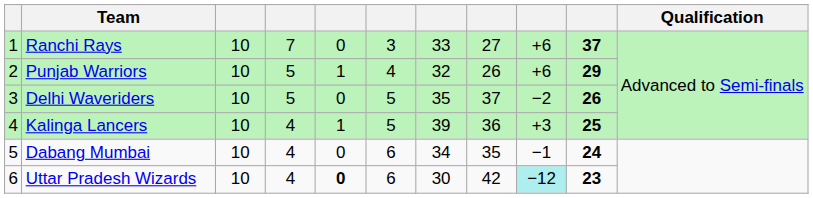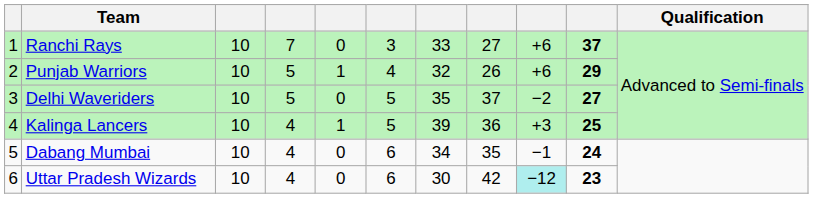(592, 98) 26 -> (592, 98) 27
(341, 179) bold -> (341, 179) normal
